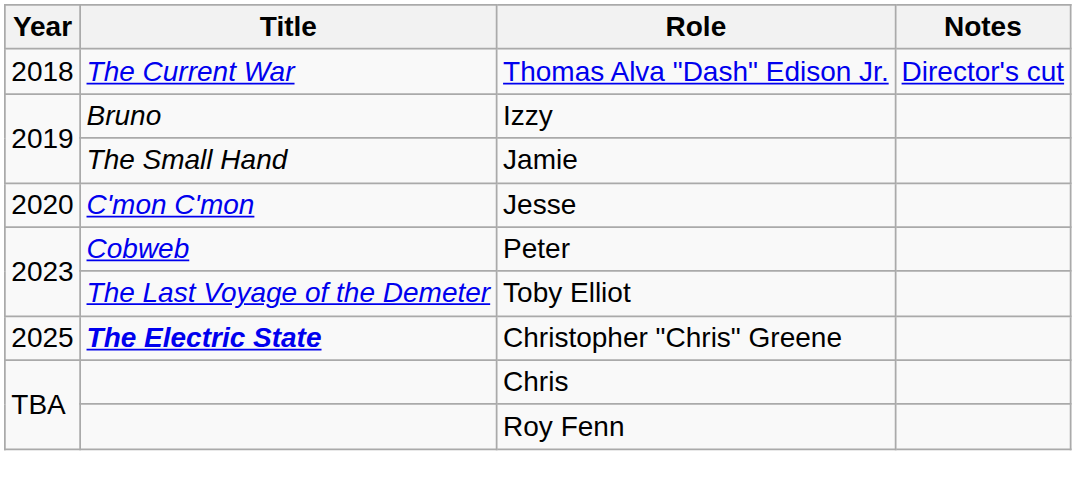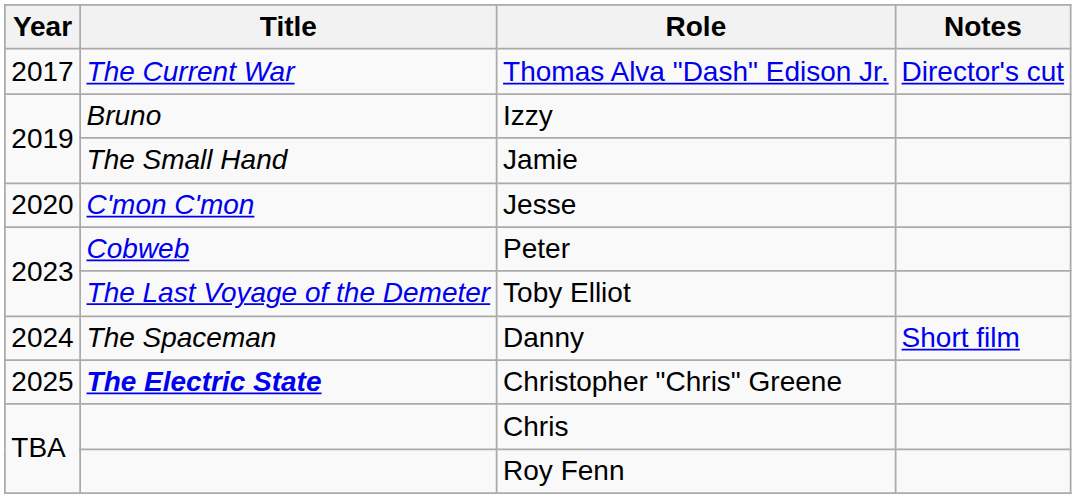(42, 71) 2018 -> (42, 71) 2017
+ row: (544, 337)
